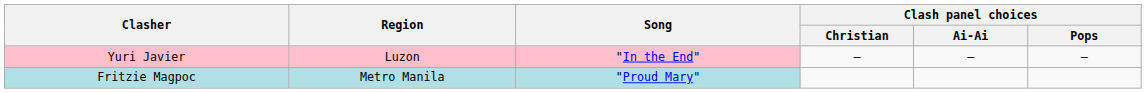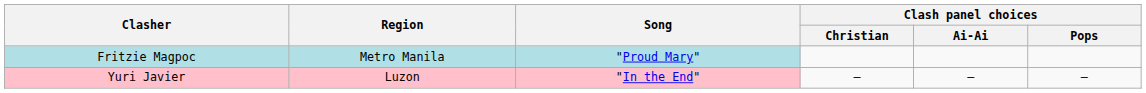rows swapped: (147, 57) <-> (147, 77)
